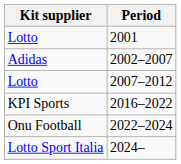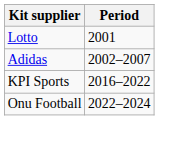- row: (141, 81)
- row: (127, 147)
